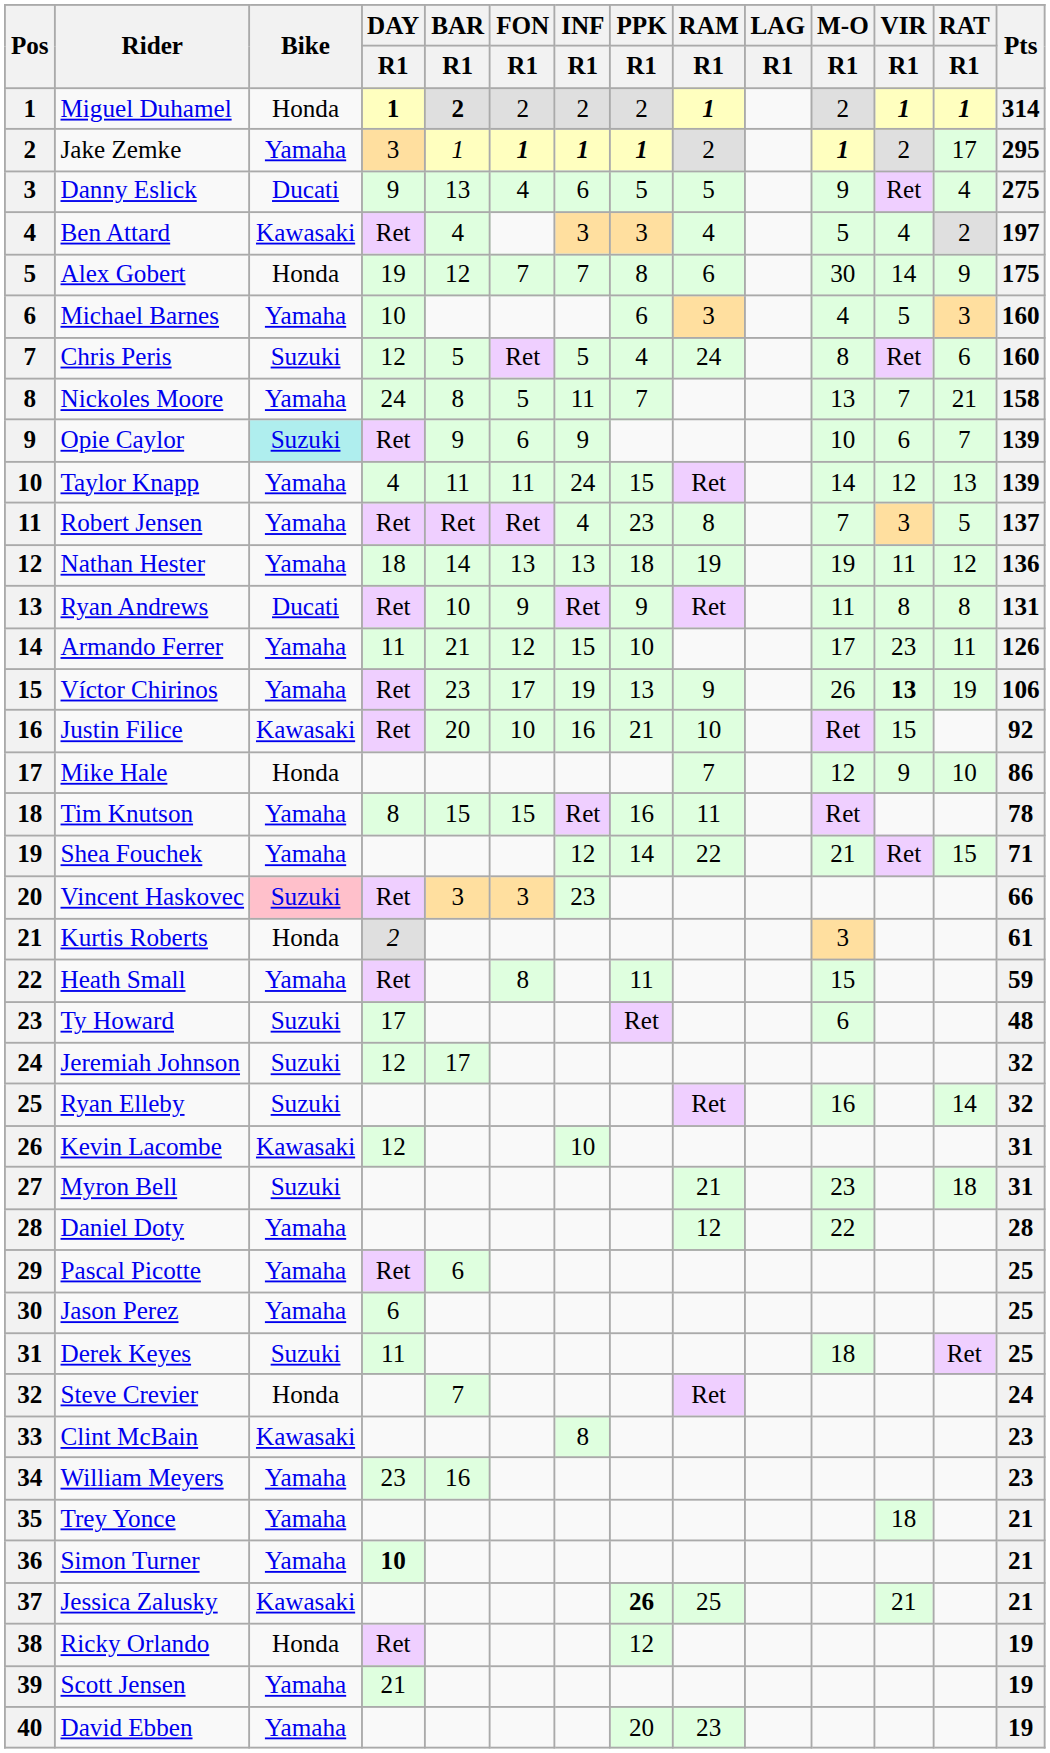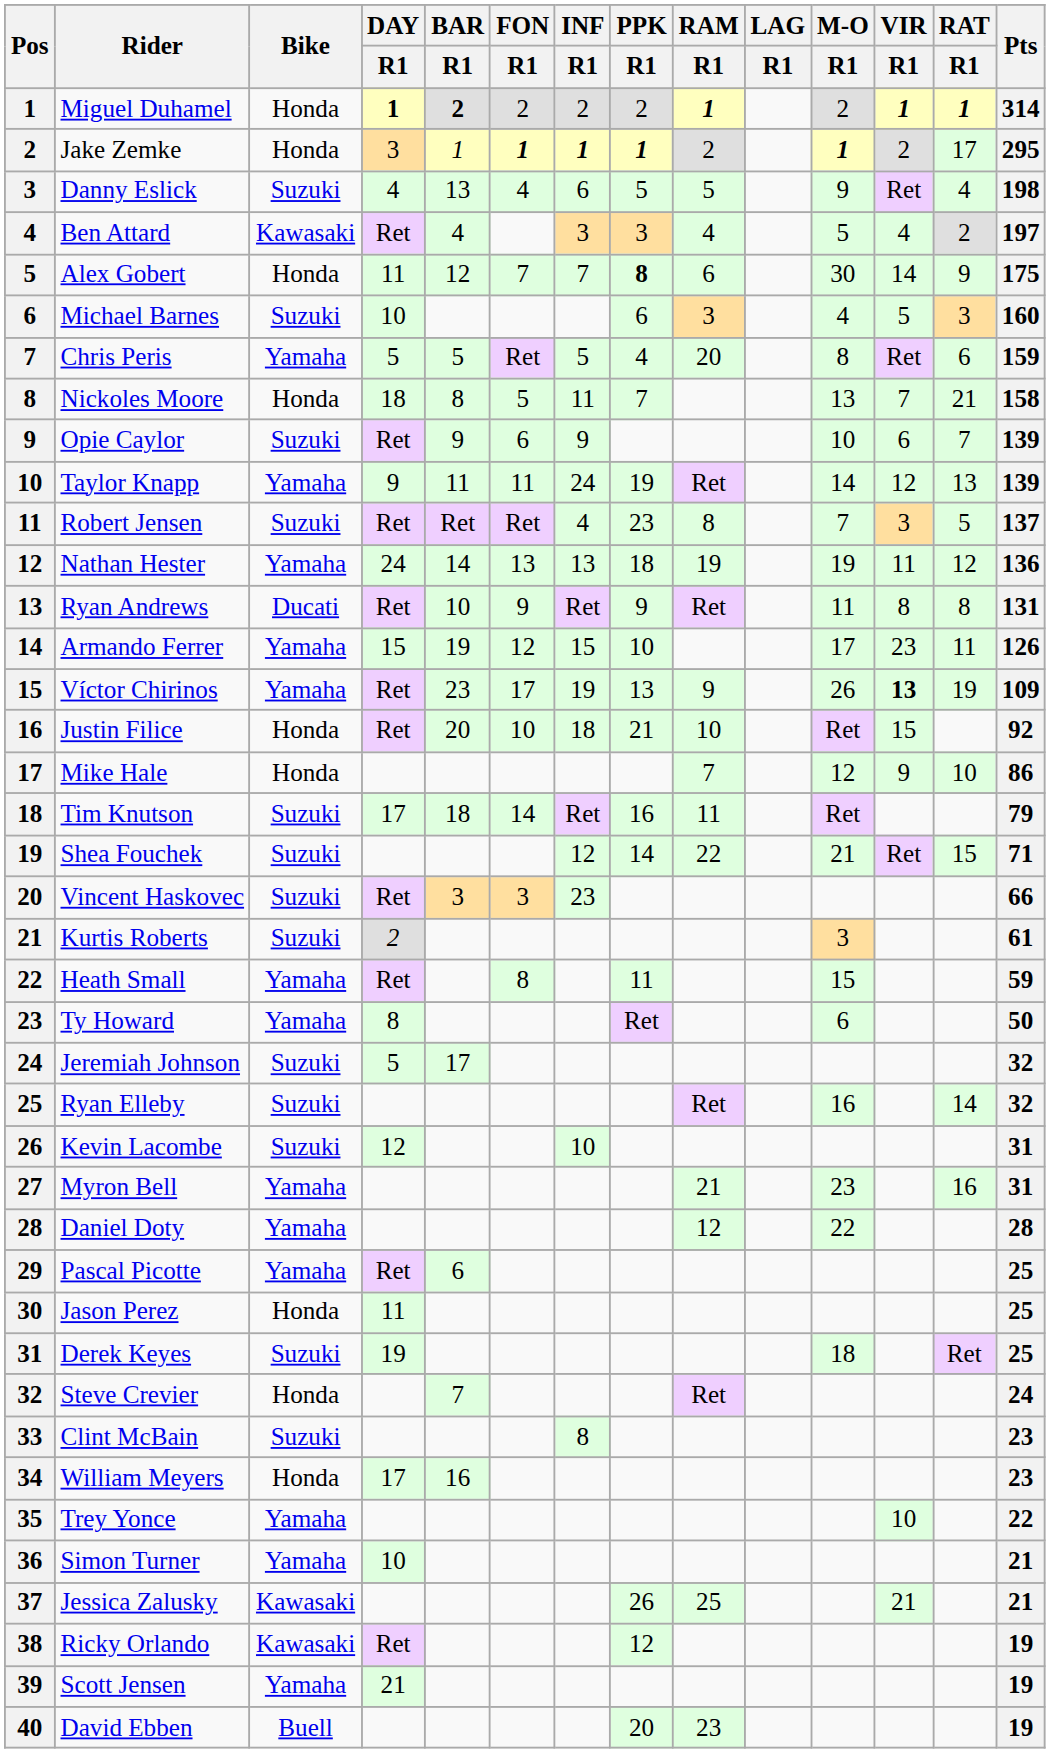(306, 149) Yamaha -> (306, 149) Honda
(306, 190) Ducati -> (306, 190) Suzuki
(393, 190) 9 -> (393, 190) 4
(1021, 190) 275 -> (1021, 190) 198
(393, 273) 19 -> (393, 273) 11
(642, 273) normal -> (642, 273) bold
(306, 315) Yamaha -> (306, 315) Suzuki
(306, 356) Suzuki -> (306, 356) Yamaha
(393, 356) 12 -> (393, 356) 5
(709, 356) 24 -> (709, 356) 20
(1021, 356) 160 -> (1021, 356) 159
(306, 398) Yamaha -> (306, 398) Honda
(393, 398) 24 -> (393, 398) 18
(306, 439) paleturquoise background -> (306, 439) no background
(393, 481) 4 -> (393, 481) 9
(642, 481) 15 -> (642, 481) 19
(306, 522) Yamaha -> (306, 522) Suzuki
(393, 564) 18 -> (393, 564) 24
(393, 647) 11 -> (393, 647) 15
(458, 647) 21 -> (458, 647) 19
(1021, 688) 106 -> (1021, 688) 109
(306, 730) Kawasaki -> (306, 730) Honda
(583, 730) 16 -> (583, 730) 18
(306, 813) Yamaha -> (306, 813) Suzuki
(393, 813) 8 -> (393, 813) 17
(458, 813) 15 -> (458, 813) 18
(523, 813) 15 -> (523, 813) 14
(1021, 813) 78 -> (1021, 813) 79
(306, 855) Yamaha -> (306, 855) Suzuki
(306, 896) pink background -> (306, 896) no background
(306, 938) Honda -> (306, 938) Suzuki
(306, 1021) Suzuki -> (306, 1021) Yamaha
(393, 1021) 17 -> (393, 1021) 8
(1021, 1021) 48 -> (1021, 1021) 50
(393, 1062) 12 -> (393, 1062) 5
(306, 1145) Kawasaki -> (306, 1145) Suzuki
(306, 1187) Suzuki -> (306, 1187) Yamaha
(964, 1187) 18 -> (964, 1187) 16
(306, 1311) Yamaha -> (306, 1311) Honda
(393, 1311) 6 -> (393, 1311) 11
(393, 1353) 11 -> (393, 1353) 19
(306, 1436) Kawasaki -> (306, 1436) Suzuki
(306, 1477) Yamaha -> (306, 1477) Honda
(393, 1477) 23 -> (393, 1477) 17
(904, 1519) 18 -> (904, 1519) 10
(1021, 1519) 21 -> (1021, 1519) 22
(393, 1560) bold -> (393, 1560) normal
(642, 1602) bold -> (642, 1602) normal
(306, 1643) Honda -> (306, 1643) Kawasaki
(306, 1726) Yamaha -> (306, 1726) Buell
